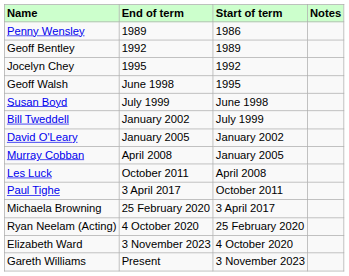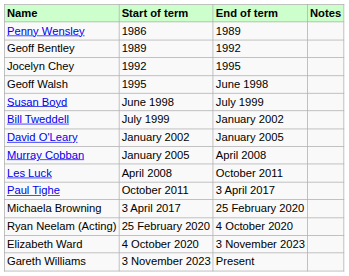columns swapped: (249, 13) <-> (153, 13)
